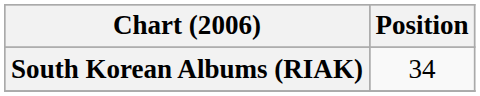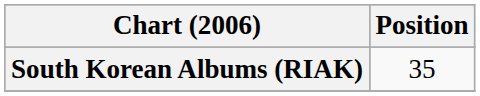(422, 68) 34 -> (422, 68) 35
